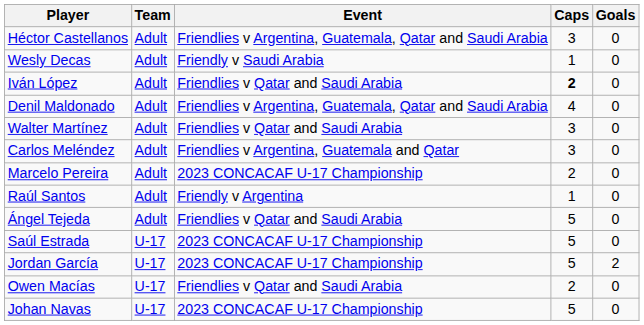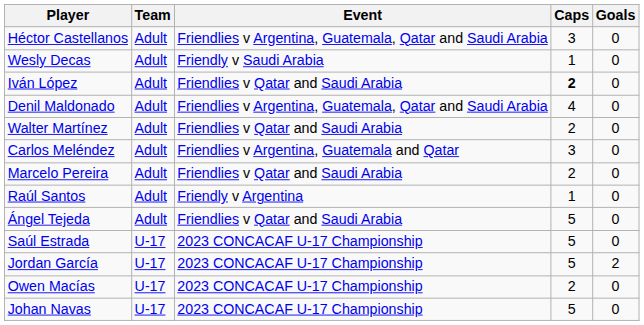(572, 128) 3 -> (572, 128) 2
(300, 173) 2023 CONCACAF U-17 Championship -> (290, 173) Friendlies v Qatar and Saudi Arabia
(290, 286) Friendlies v Qatar and Saudi Arabia -> (300, 286) 2023 CONCACAF U-17 Championship
